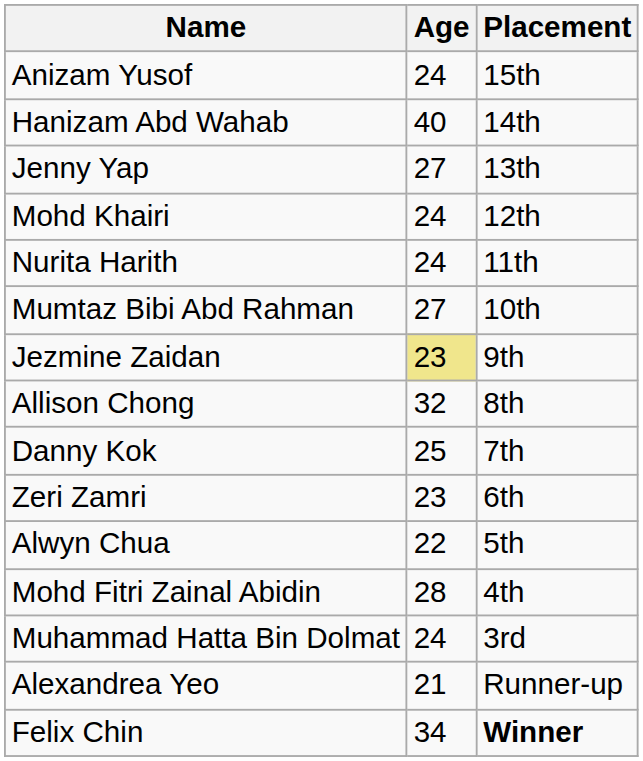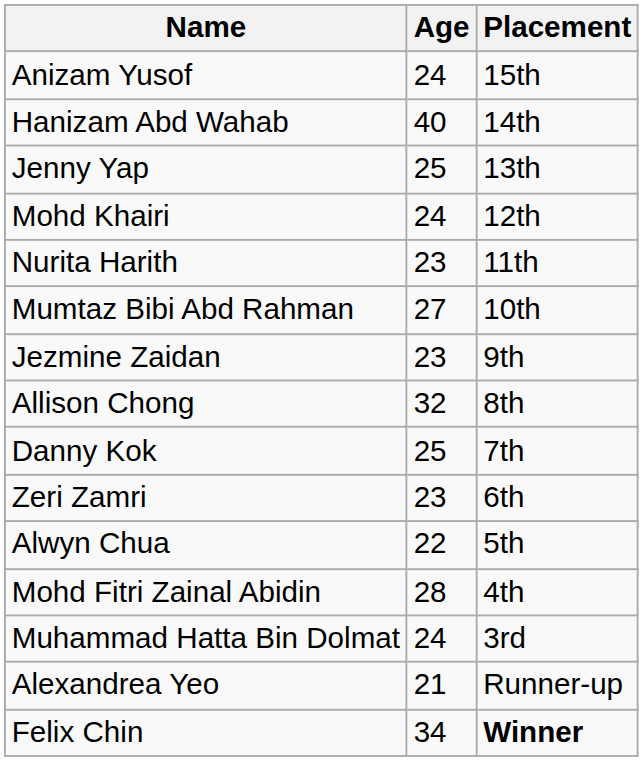(430, 168) 27 -> (430, 168) 25
(430, 262) 24 -> (430, 262) 23
(430, 356) khaki background -> (430, 356) no background
